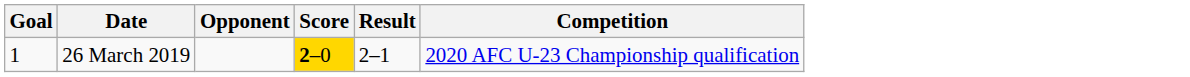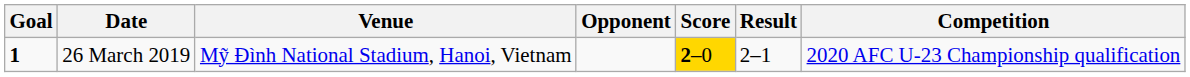+ column: (386, 21)
(15, 54) normal -> (15, 54) bold
